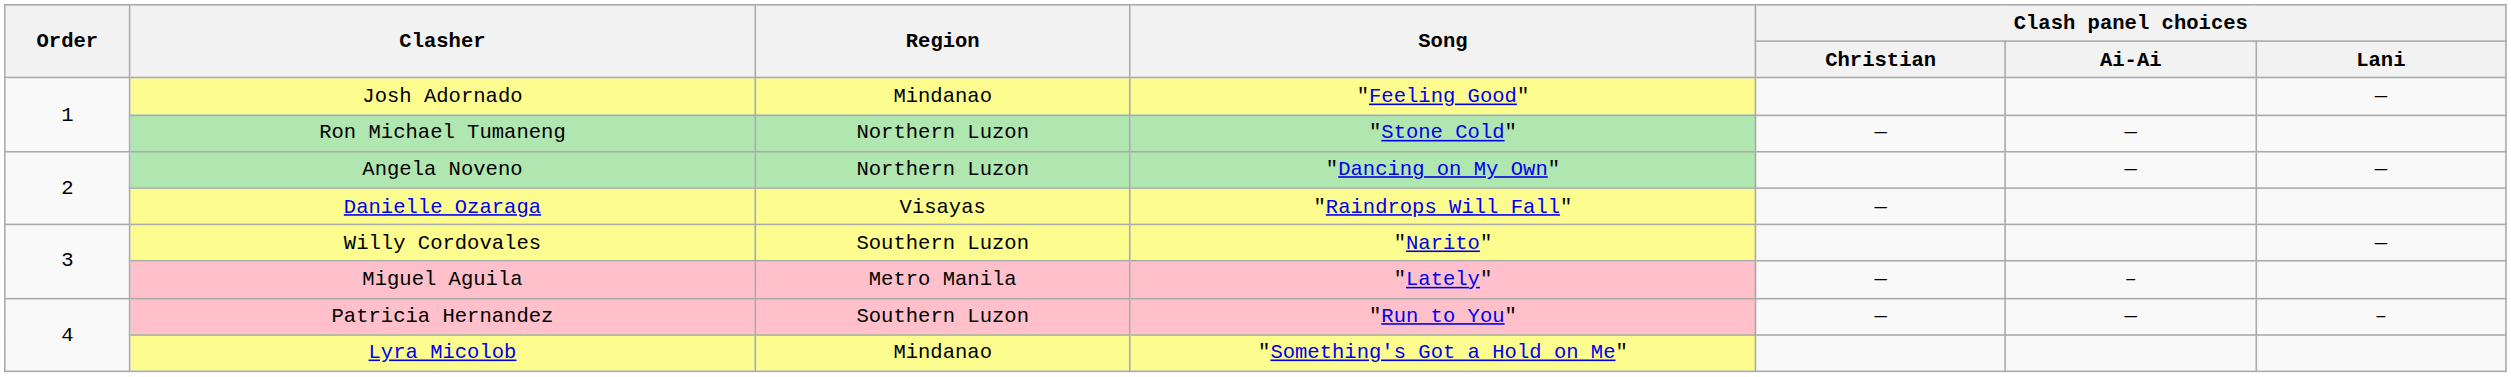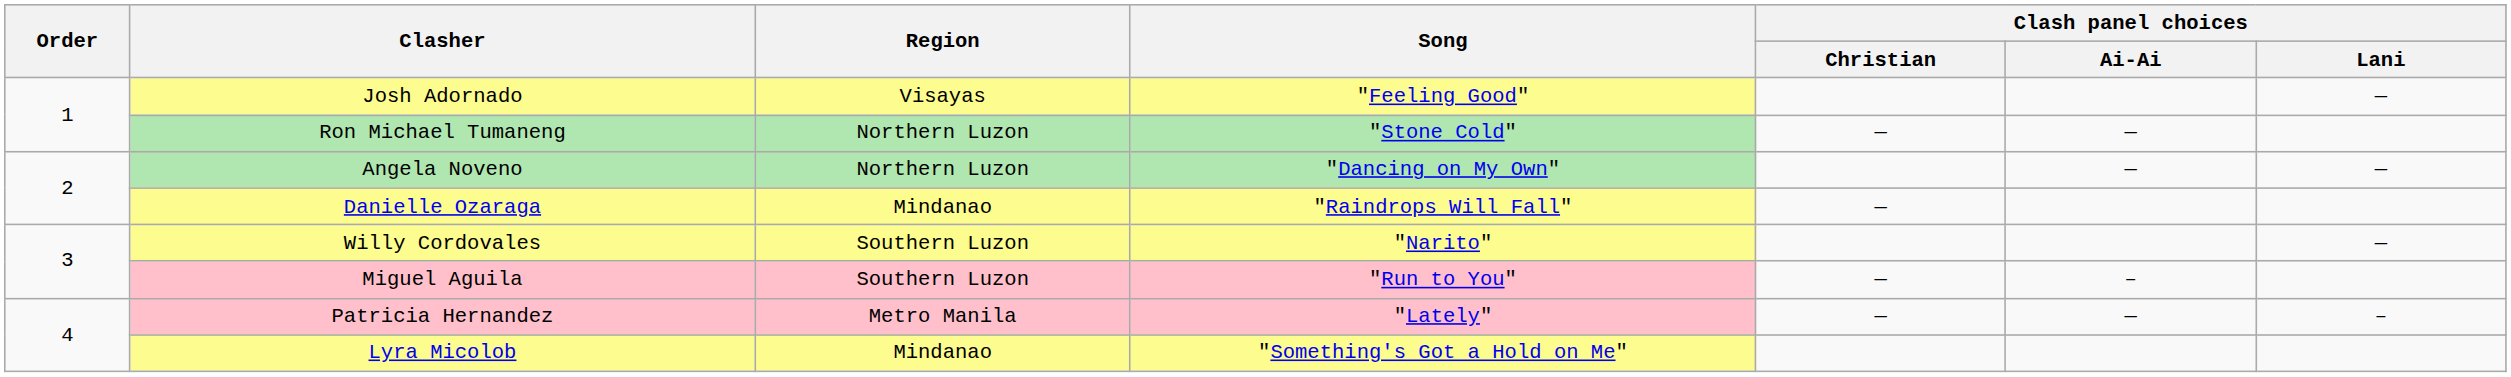(943, 96) Mindanao -> (943, 96) Visayas
(943, 206) Visayas -> (943, 206) Mindanao
(943, 280) Metro Manila -> (943, 280) Southern Luzon
(1443, 280) "Lately" -> (1443, 280) "Run to You"
(943, 316) Southern Luzon -> (943, 316) Metro Manila
(1443, 316) "Run to You" -> (1443, 316) "Lately"
